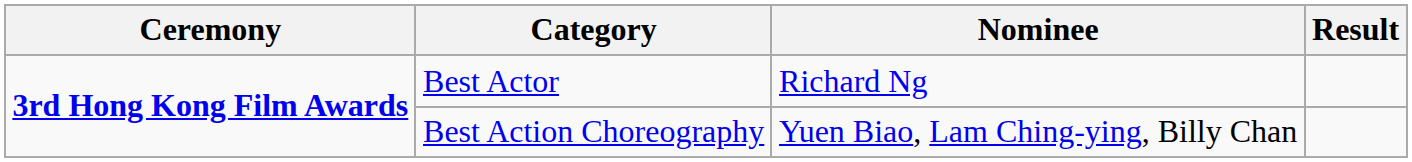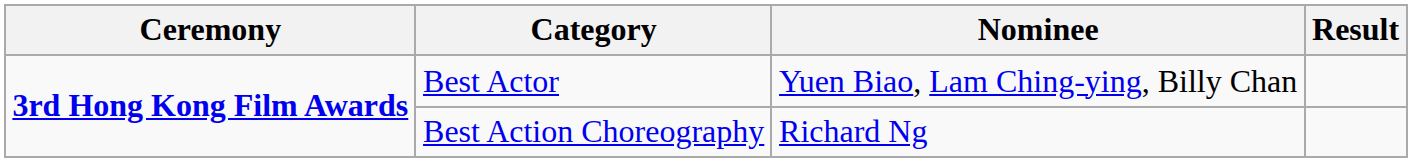(853, 80) Richard Ng -> (1038, 80) Yuen Biao, Lam Ching-ying, Billy Chan
(1038, 131) Yuen Biao, Lam Ching-ying, Billy Chan -> (853, 131) Richard Ng
